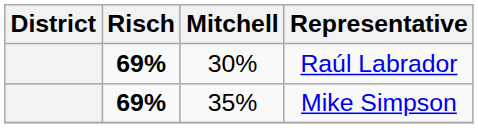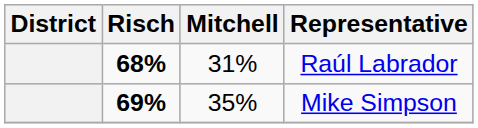(141, 63) 69% -> (141, 63) 68%
(233, 63) 30% -> (233, 63) 31%
